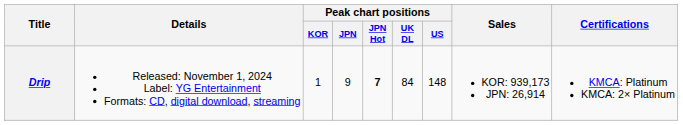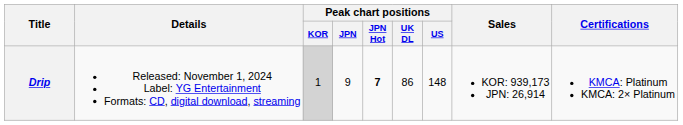(318, 83) no background -> (318, 83) lightgrey background
(407, 83) 84 -> (407, 83) 86
